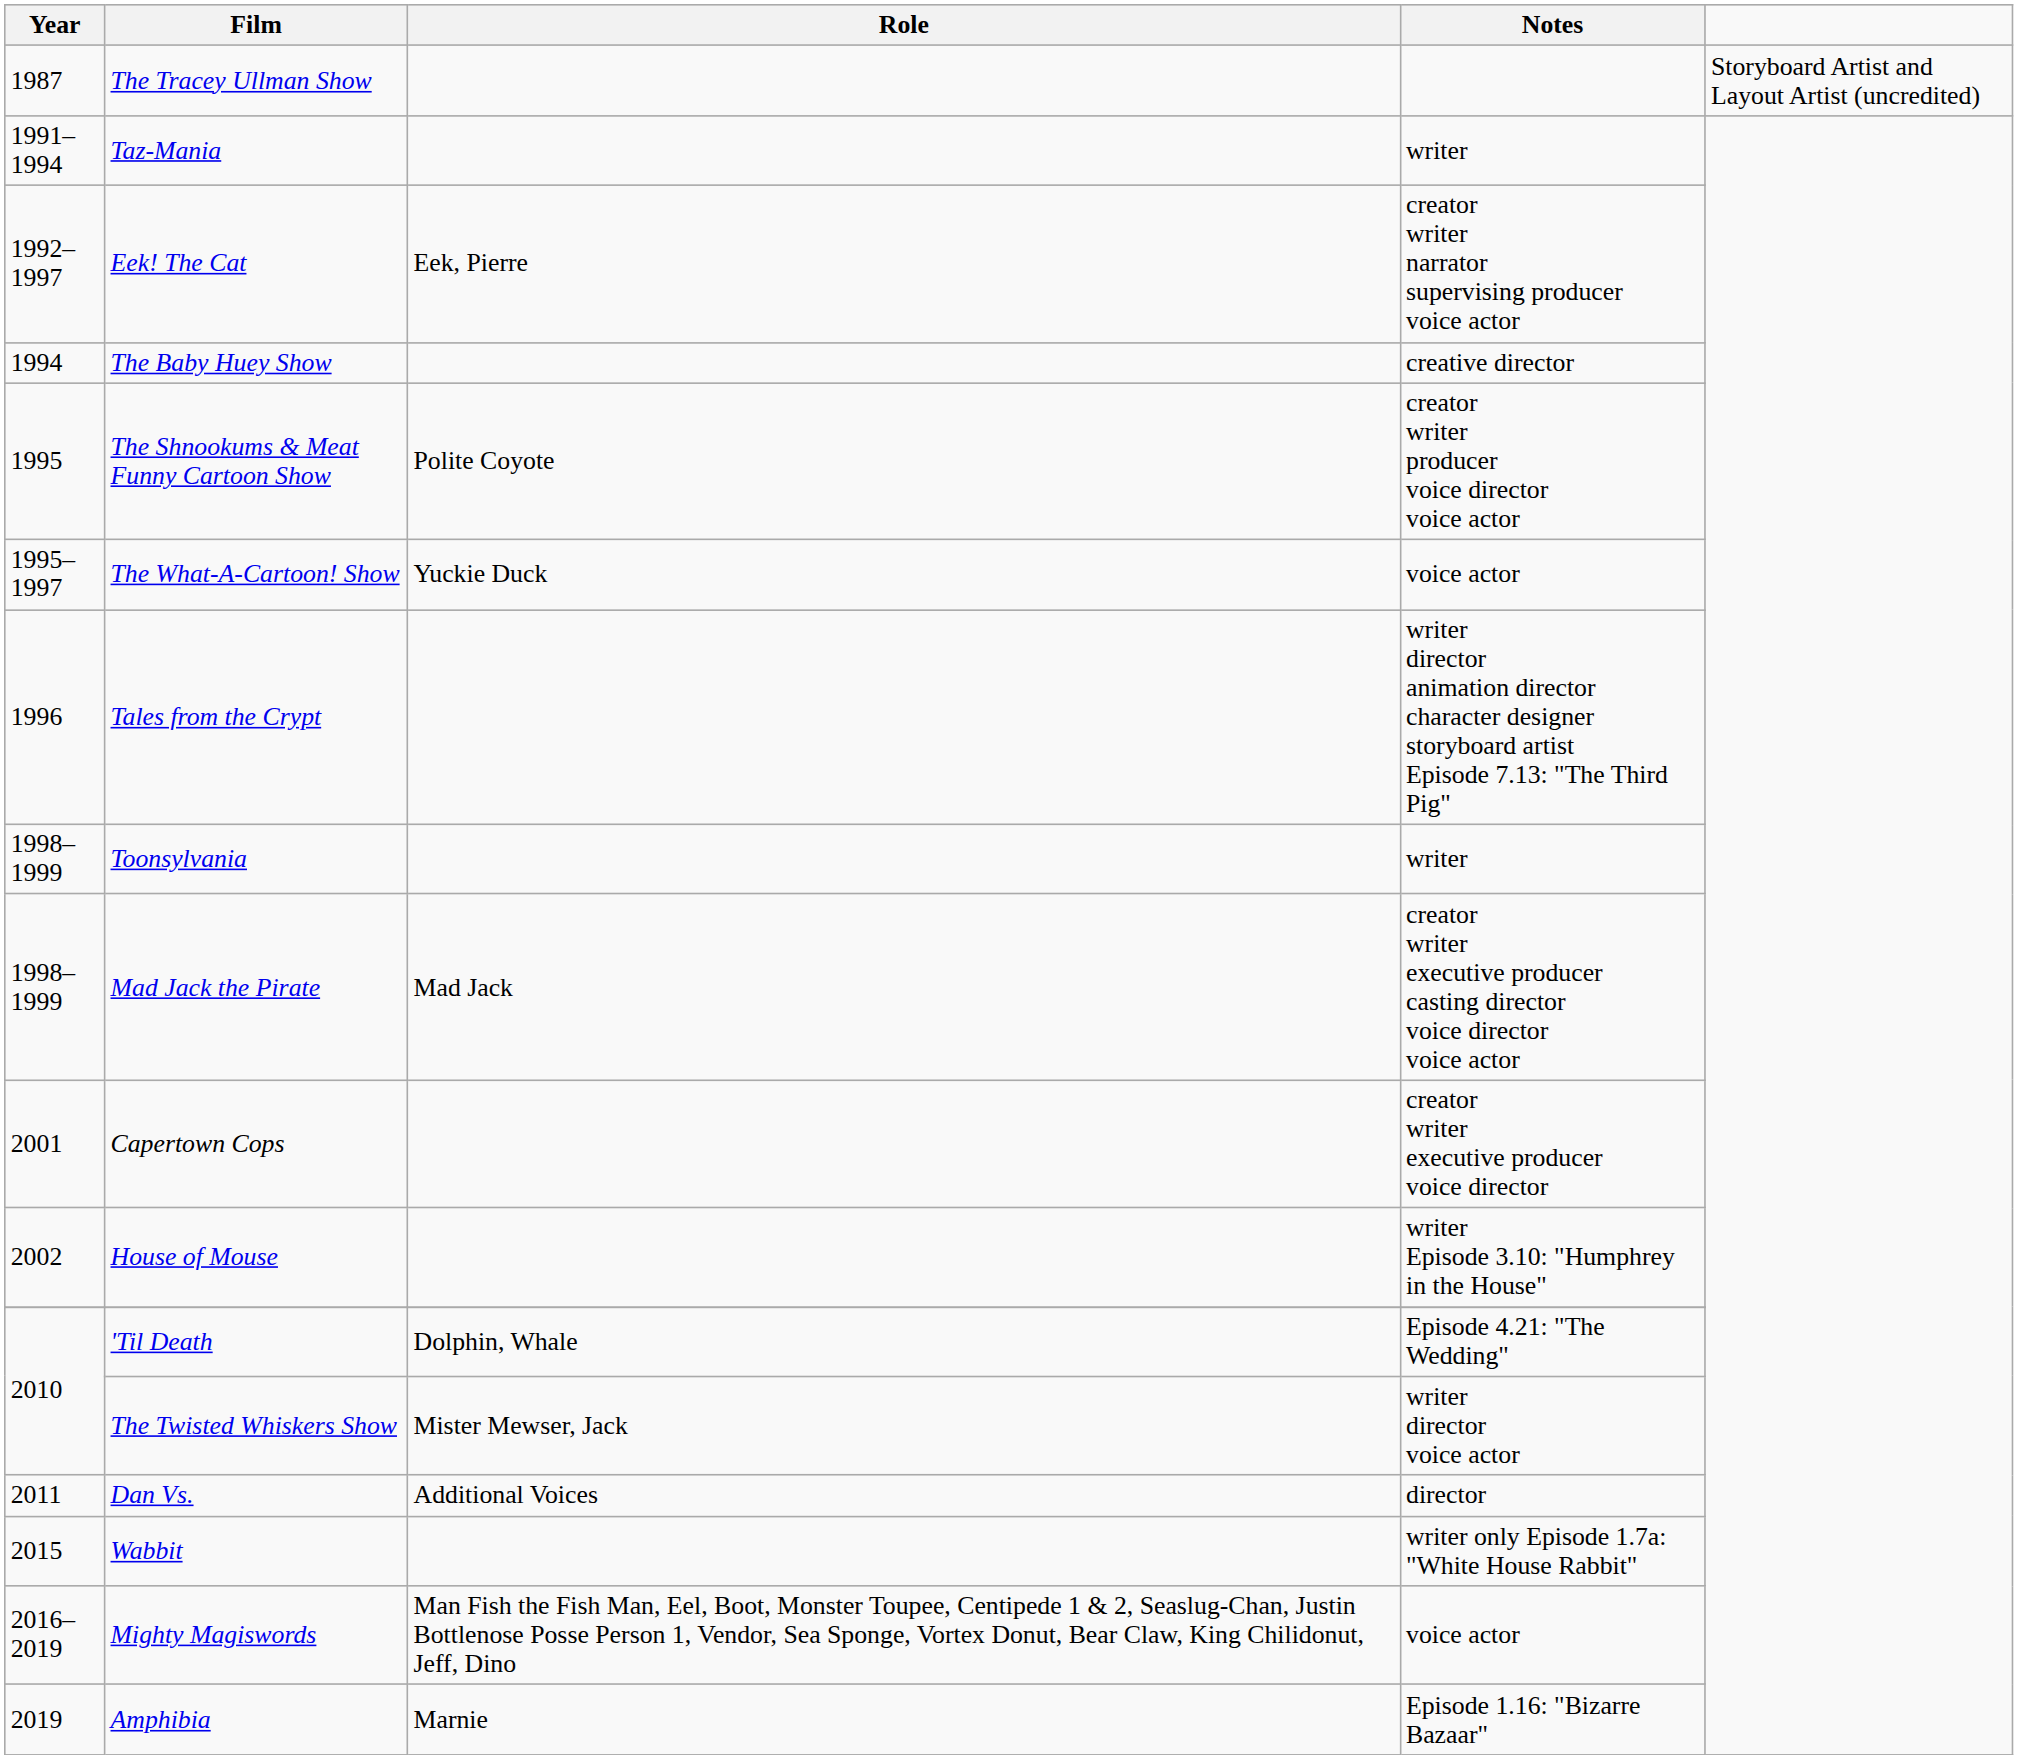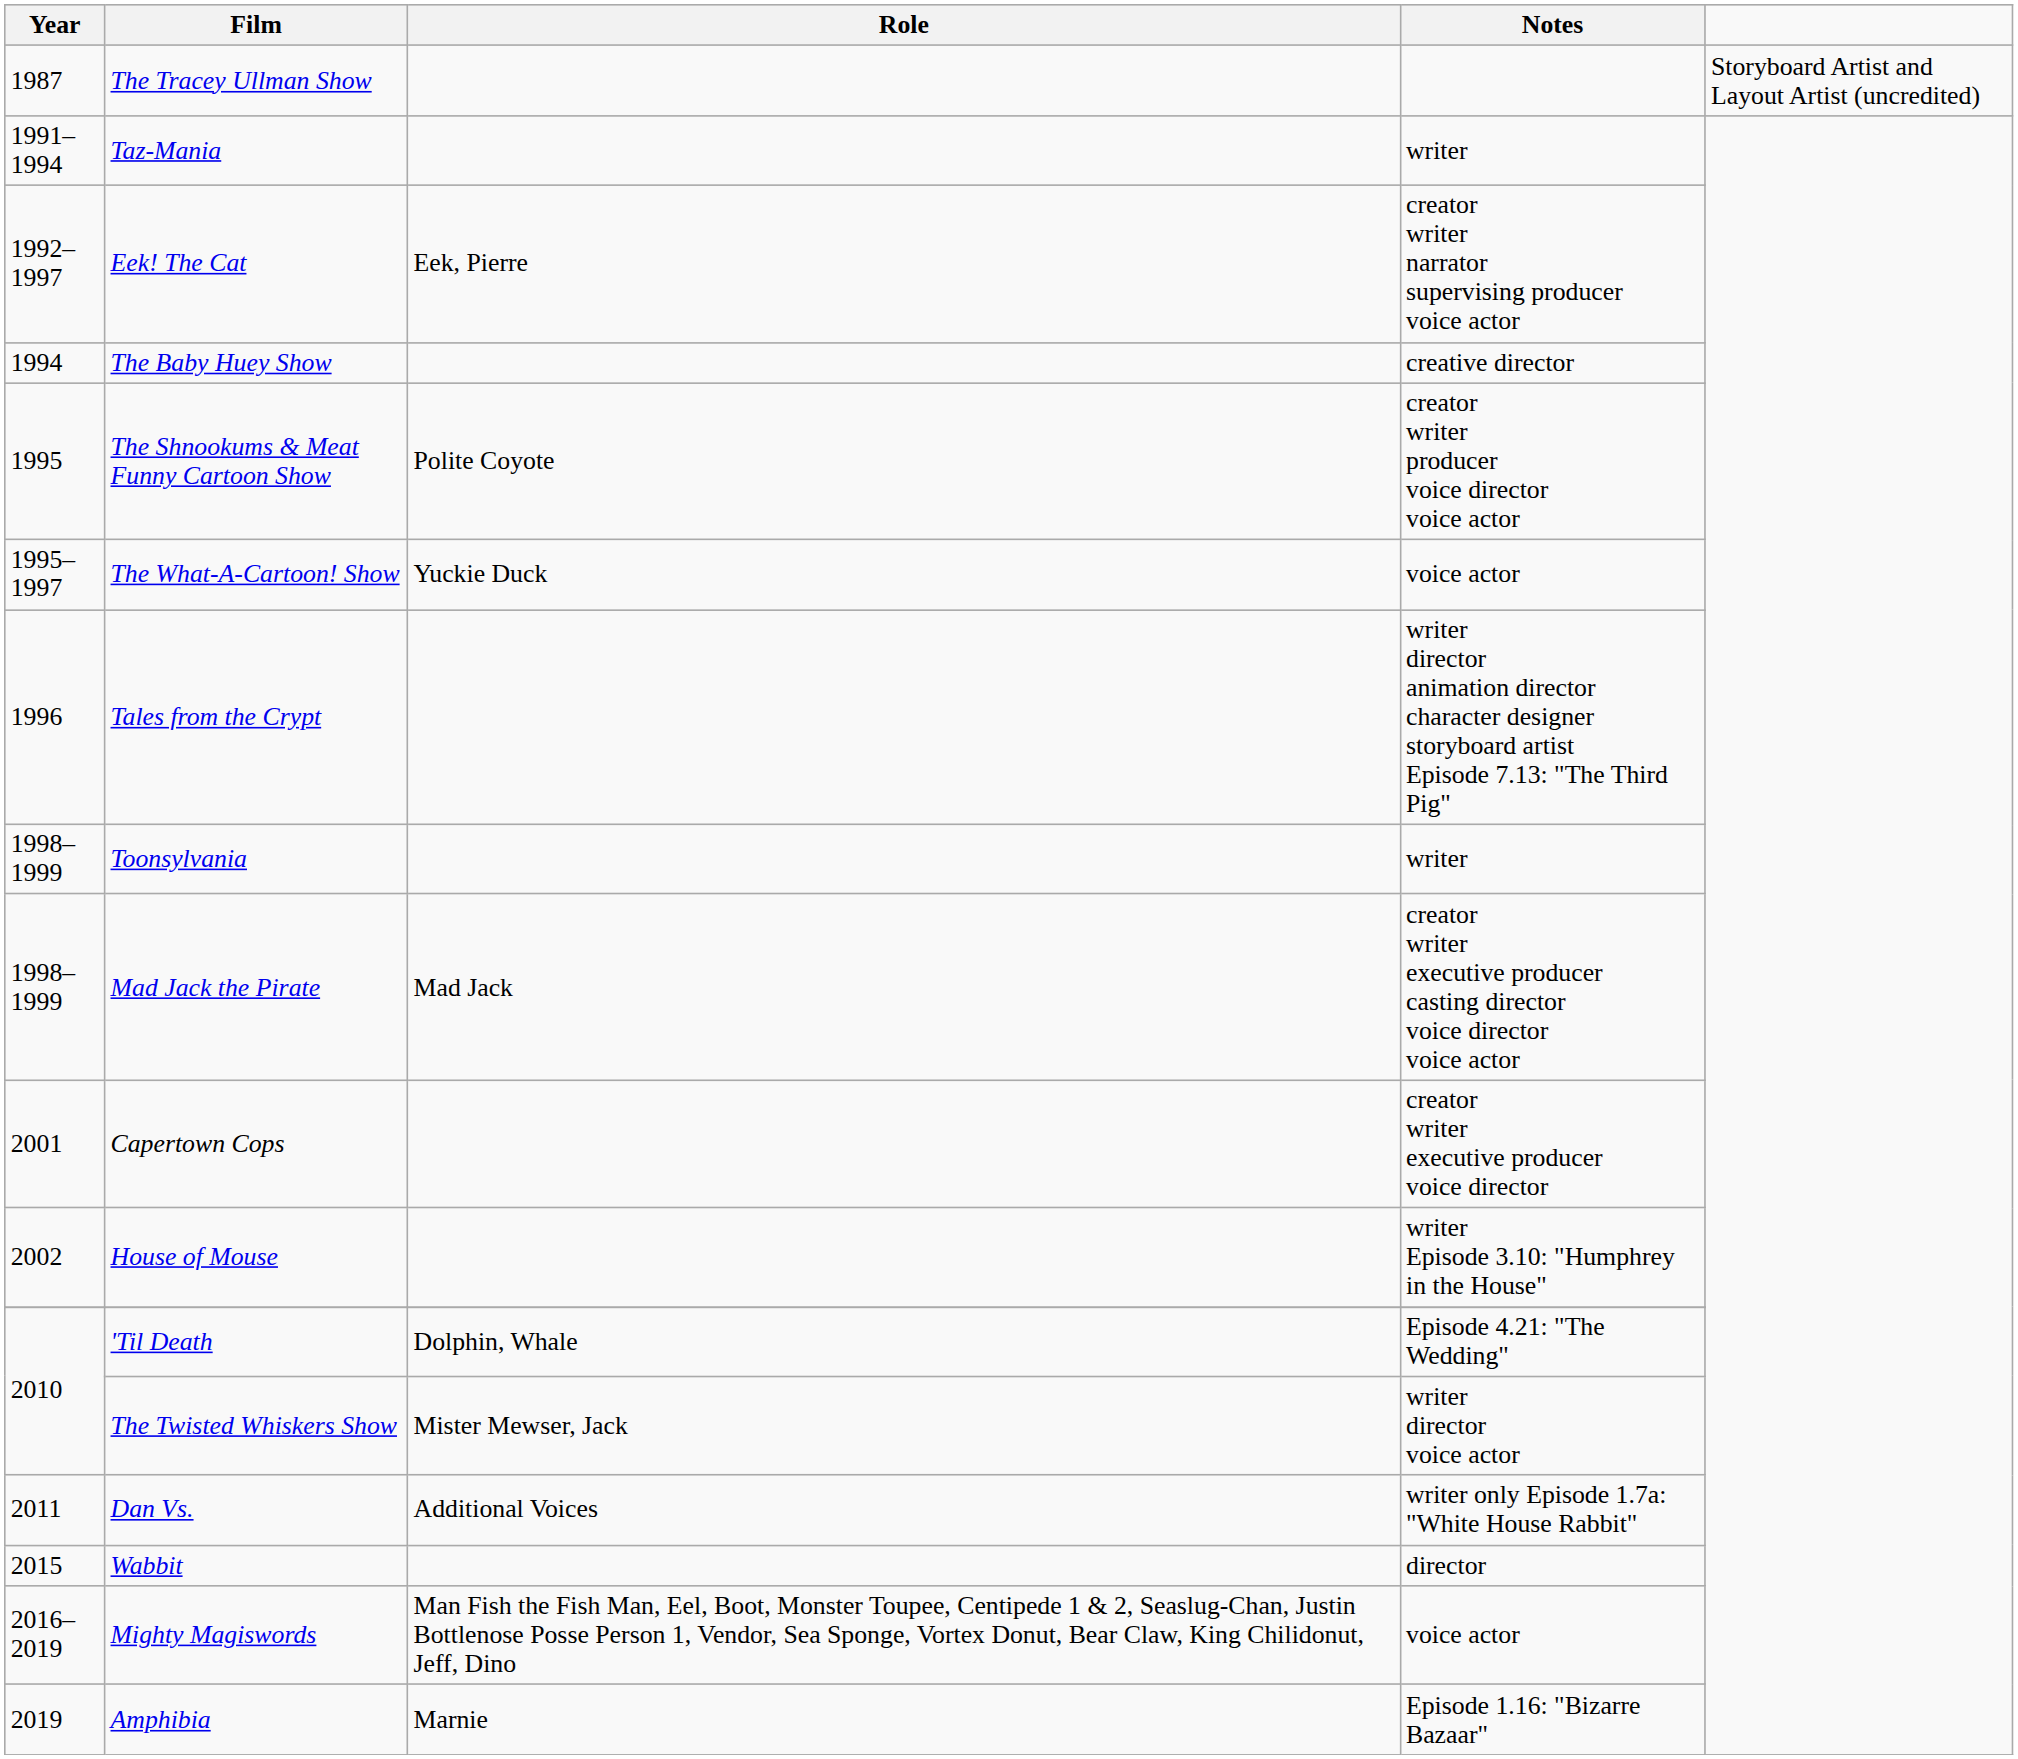(1446, 1495) director -> (1536, 1509) writer only Episode 1.7a: "White House Rabbit"
(1536, 1550) writer only Episode 1.7a: "White House Rabbit" -> (1446, 1565) director
